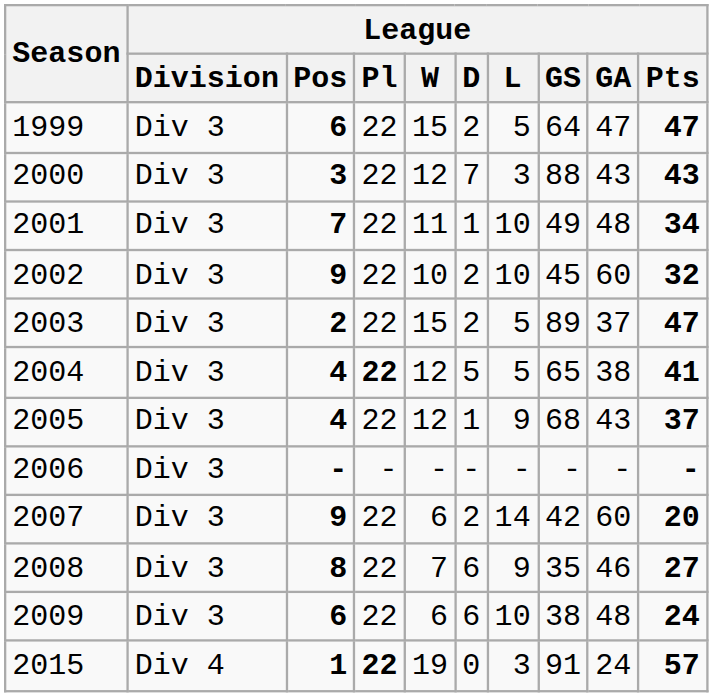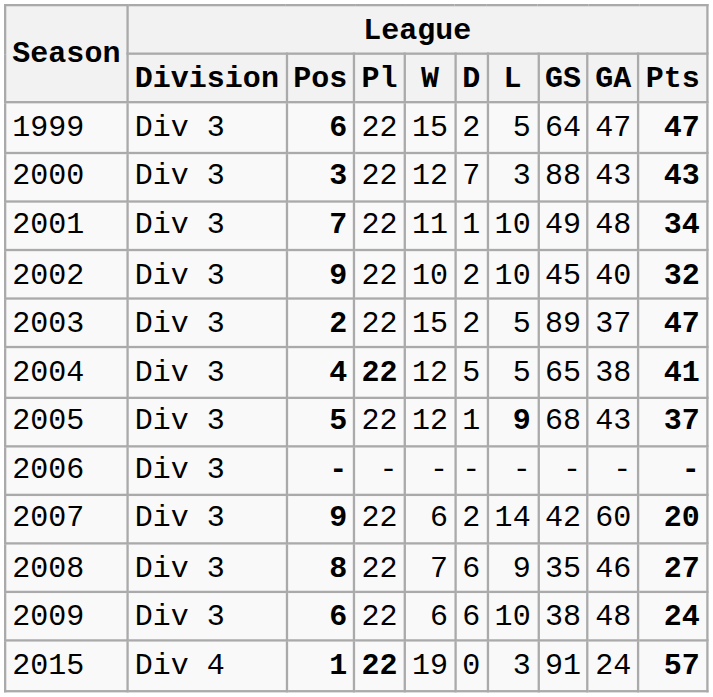(613, 274) 60 -> (613, 274) 40
(338, 421) 4 -> (338, 421) 5
(522, 421) normal -> (522, 421) bold
